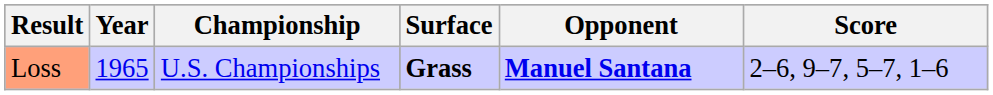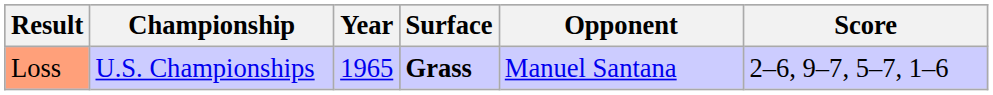columns swapped: (122, 25) <-> (277, 25)
(598, 67) bold -> (591, 67) normal
